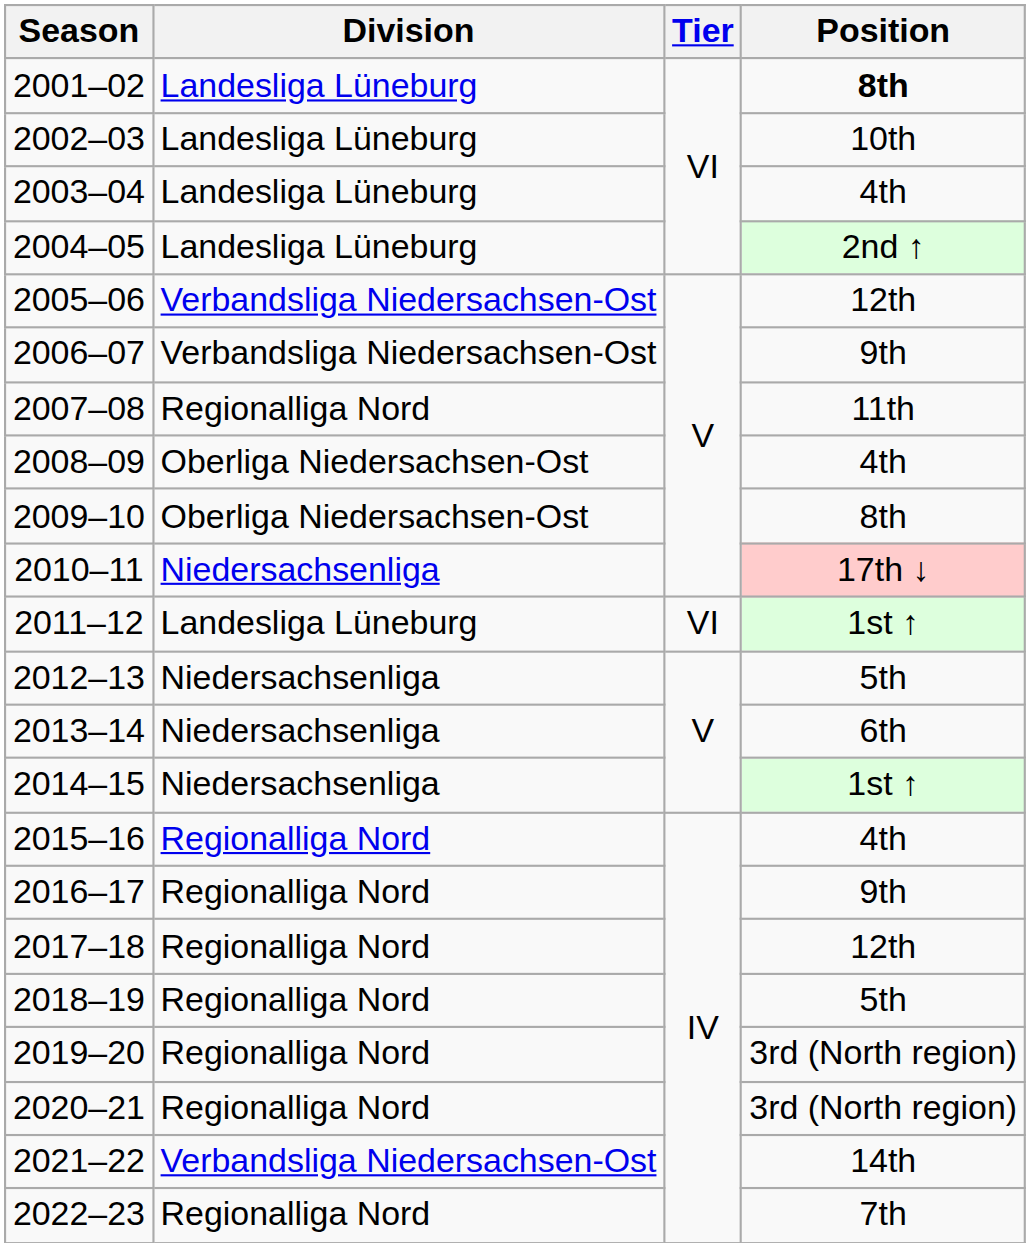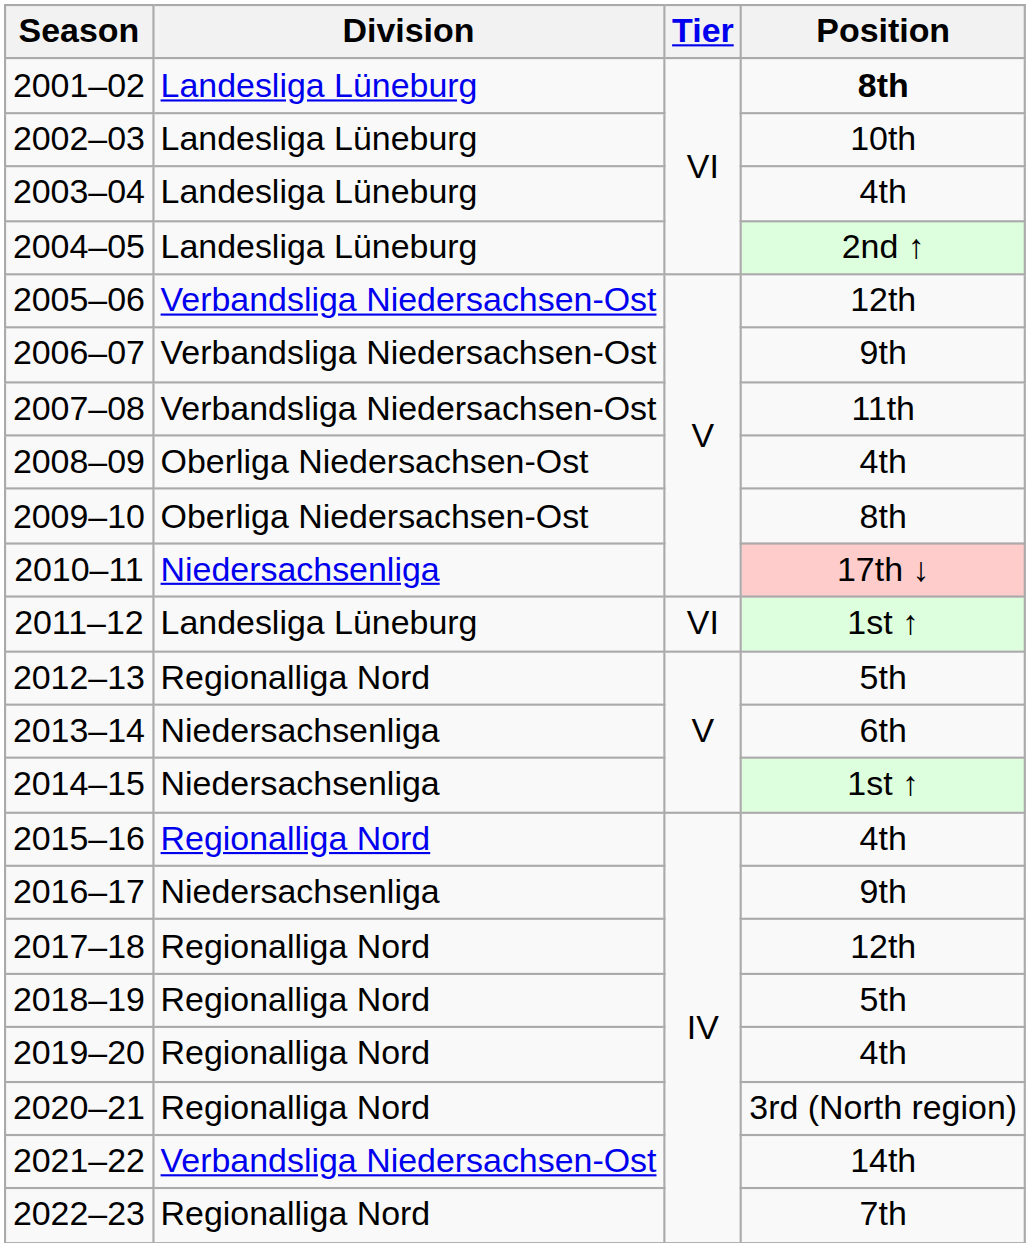(295, 407) Regionalliga Nord -> (409, 407) Verbandsliga Niedersachsen-Ost
(300, 676) Niedersachsenliga -> (295, 676) Regionalliga Nord
(295, 892) Regionalliga Nord -> (300, 892) Niedersachsenliga
(883, 1053) 3rd (North region) -> (883, 1053) 4th
